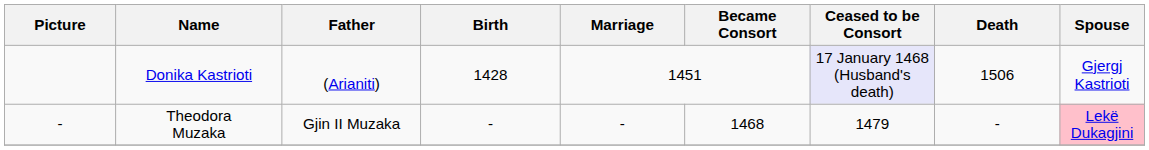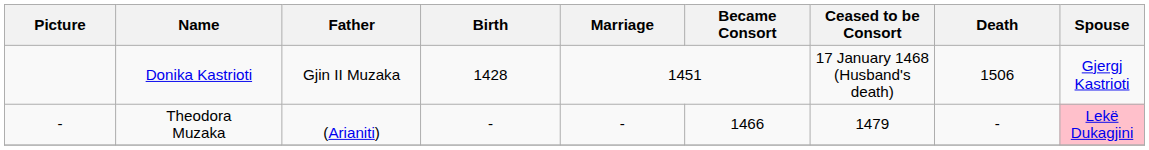(352, 83) (Arianiti) -> (352, 74) Gjin II Muzaka
(872, 74) lavender background -> (872, 74) no background
(352, 124) Gjin II Muzaka -> (352, 133) (Arianiti)
(747, 124) 1468 -> (747, 124) 1466
